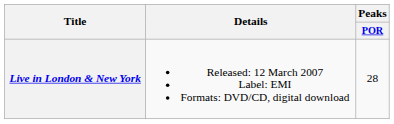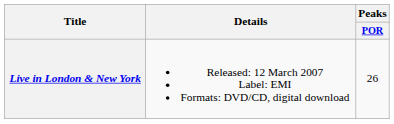(372, 78) 28 -> (372, 78) 26
